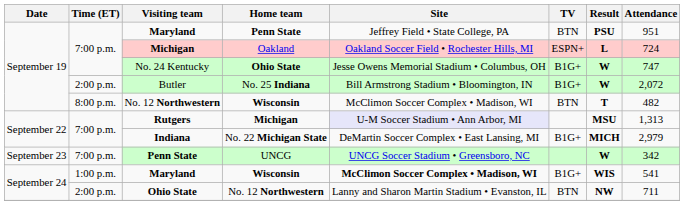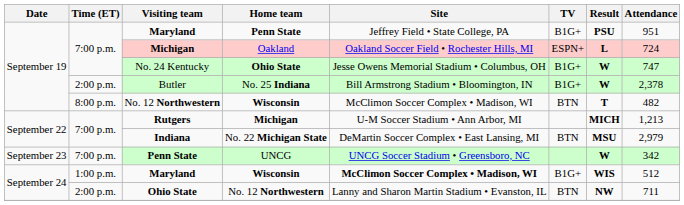(568, 31) BTN -> (568, 31) B1G+
(651, 84) 2,072 -> (651, 84) 2,378
(439, 120) lavender background -> (439, 120) no background
(604, 120) MSU -> (604, 120) MICH
(651, 120) 1,313 -> (651, 120) 1,213
(568, 138) B1G+ -> (568, 138) BTN
(604, 138) MICH -> (604, 138) MSU
(651, 173) 541 -> (651, 173) 512
